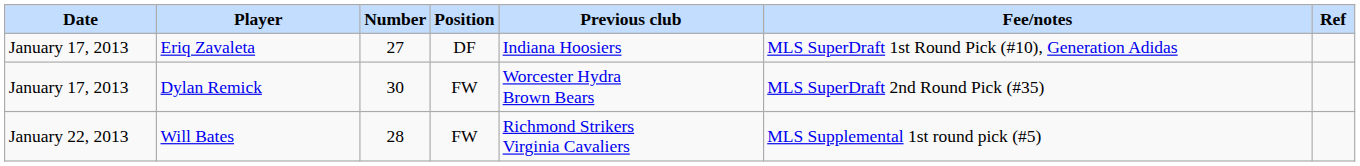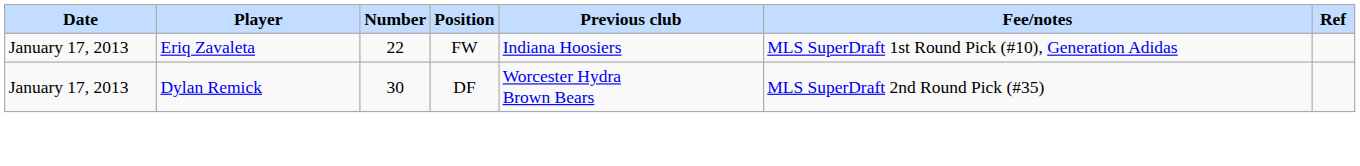(395, 47) 27 -> (395, 47) 22
(464, 47) DF -> (464, 47) FW
(464, 87) FW -> (464, 87) DF
- row: (197, 136)
